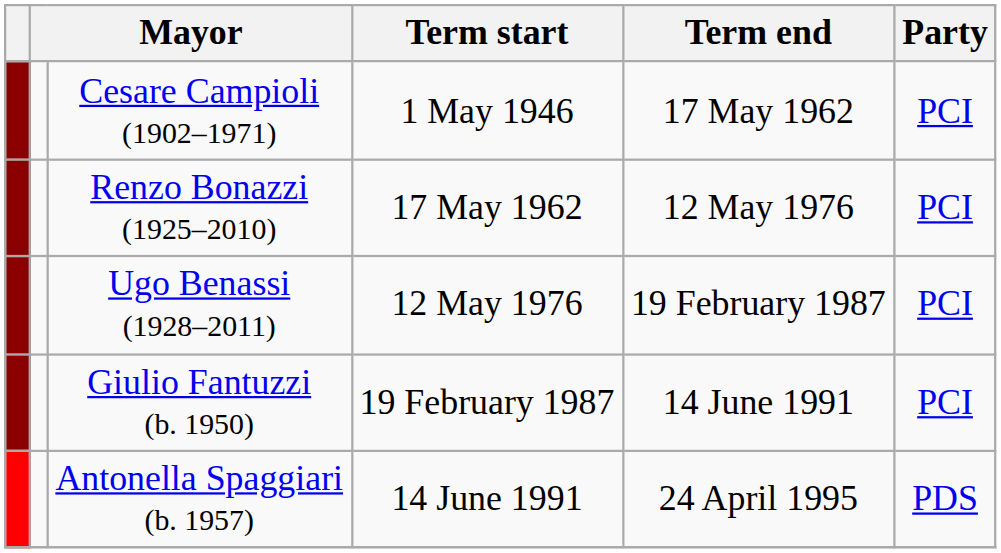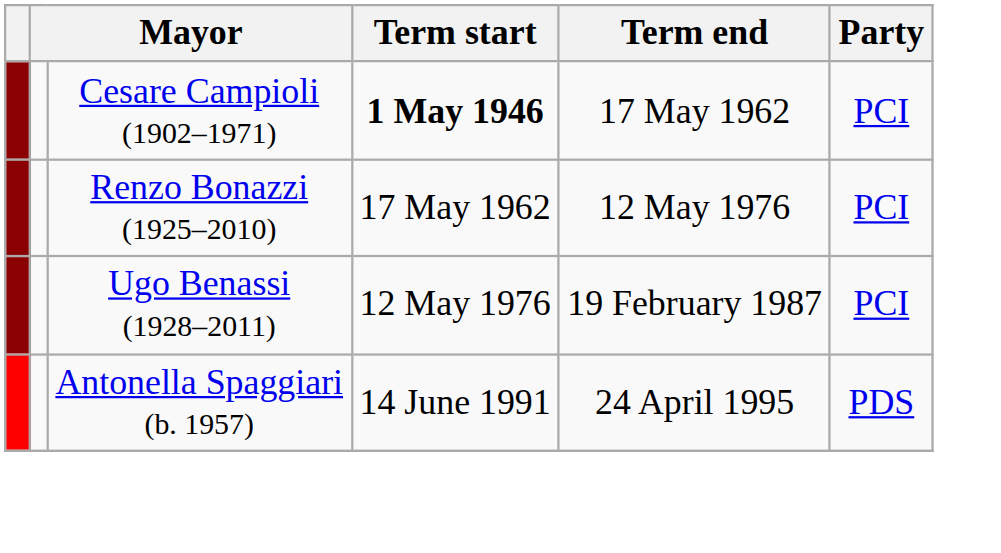(487, 109) normal -> (455, 109) bold
- row: (199, 401)
